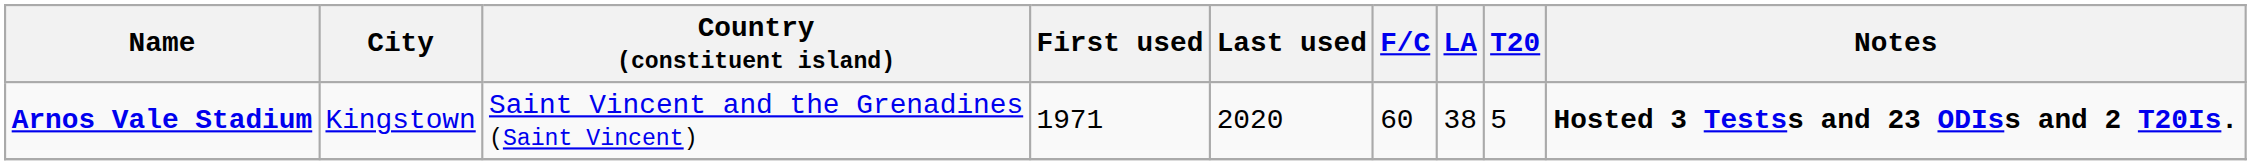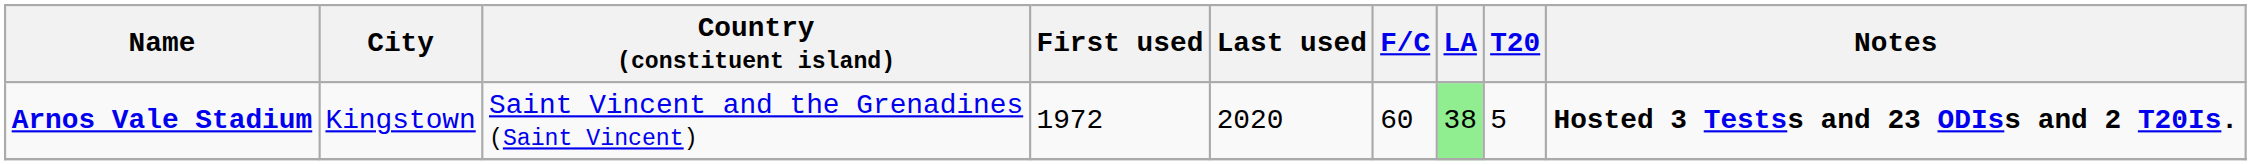(1070, 121) 1971 -> (1070, 121) 1972
(1460, 121) no background -> (1460, 121) lightgreen background
